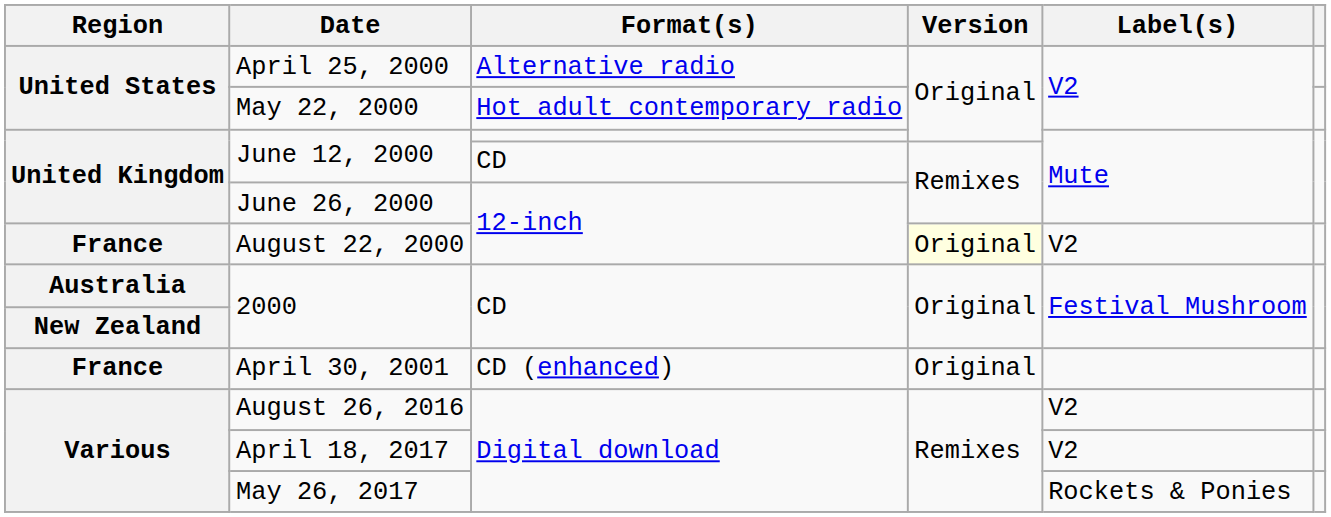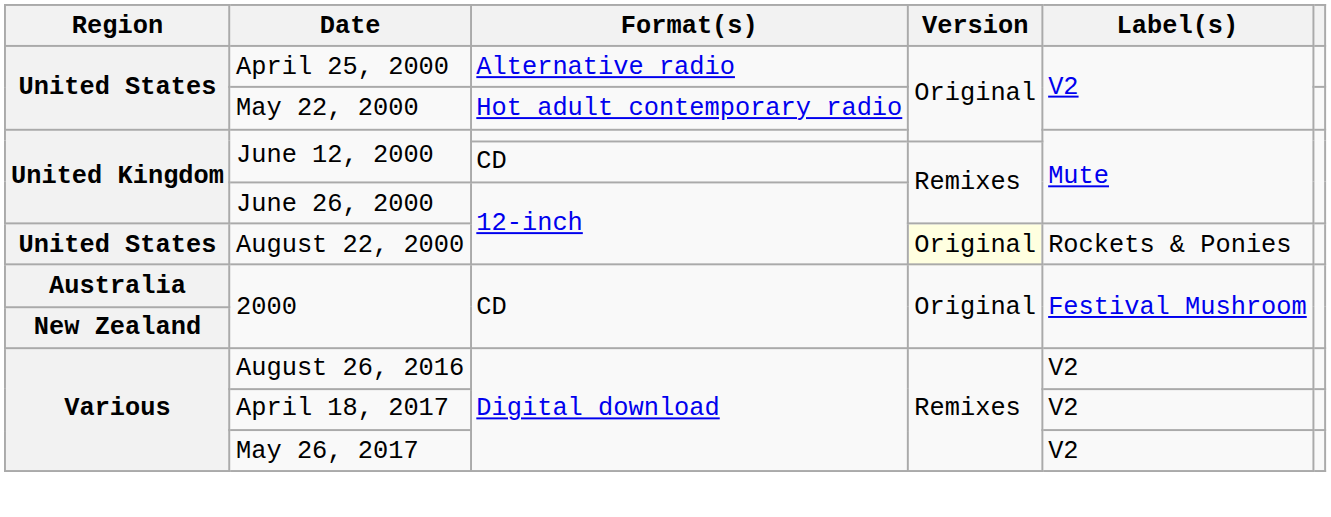(117, 244) France -> (117, 244) United States
(1063, 244) V2 -> (1170, 244) Rockets & Ponies
- row: (343, 368)
(1170, 492) Rockets & Ponies -> (1063, 451) V2
